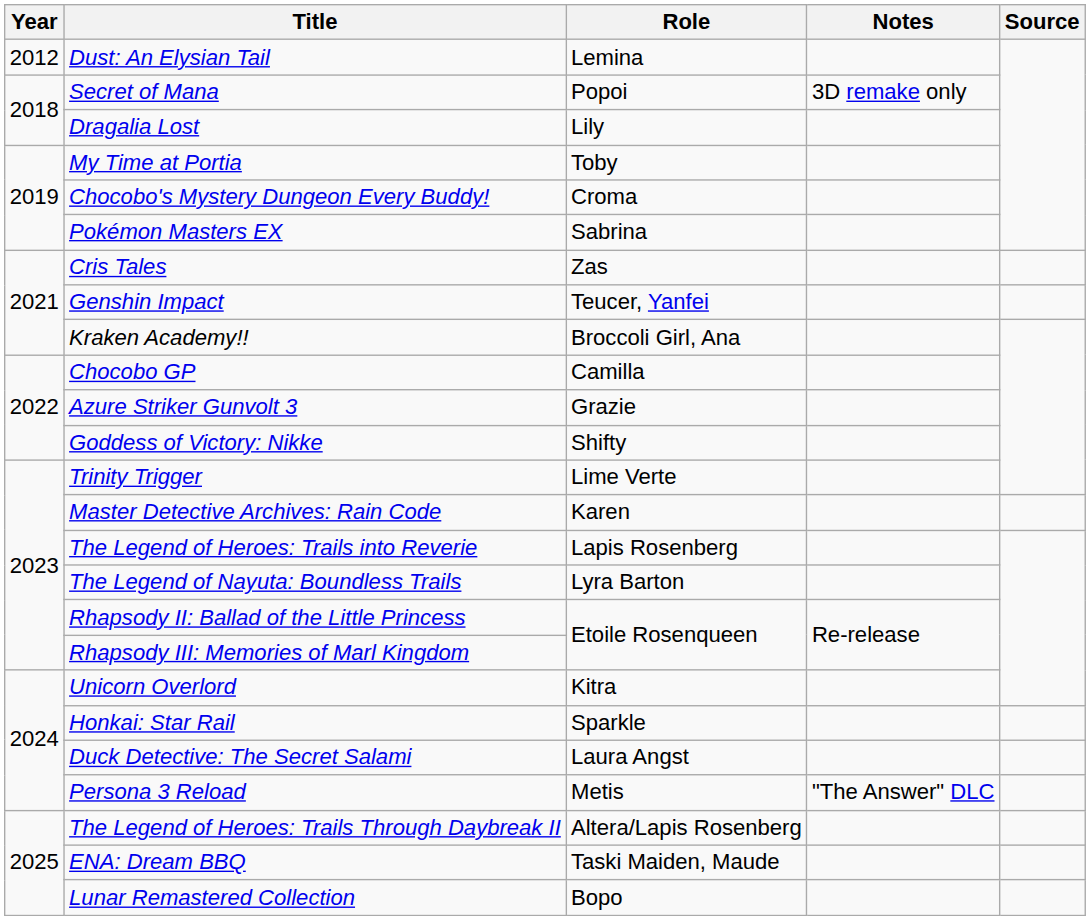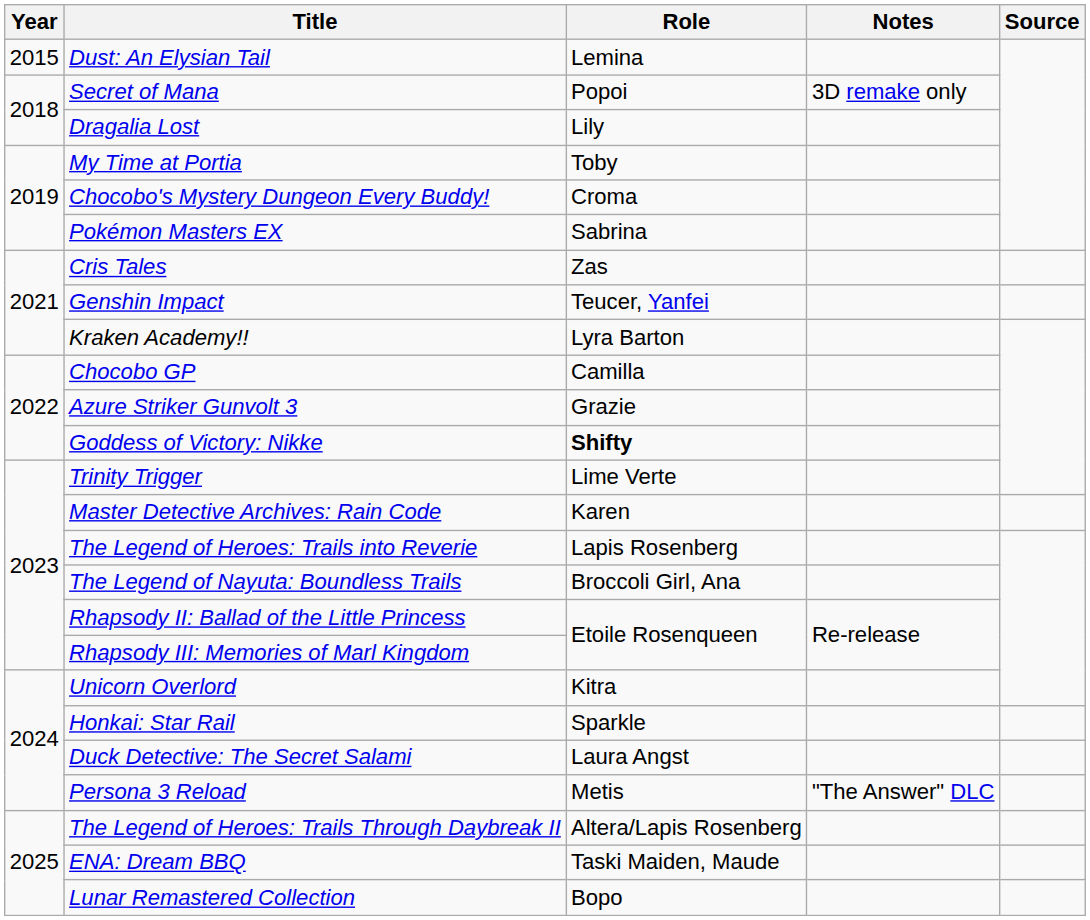(34, 57) 2012 -> (34, 57) 2015
(656, 337) Broccoli Girl, Ana -> (628, 337) Lyra Barton
(599, 442) normal -> (602, 442) bold
(628, 582) Lyra Barton -> (656, 582) Broccoli Girl, Ana
